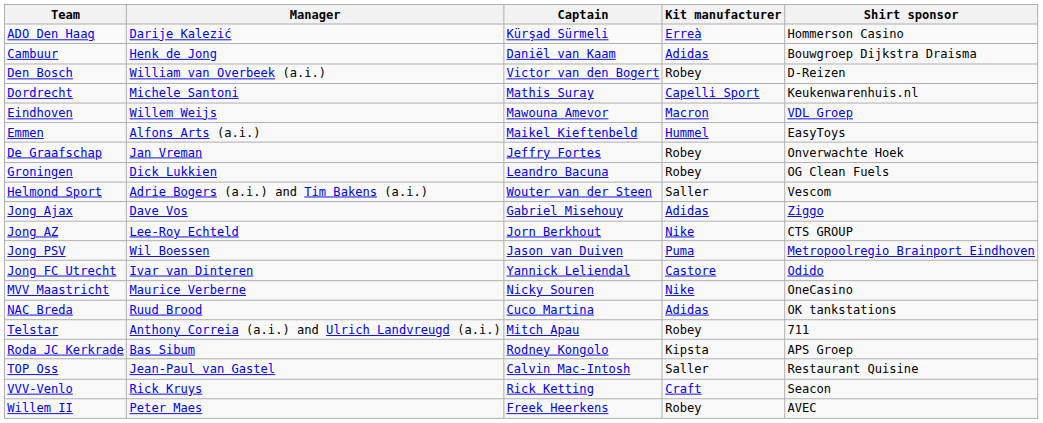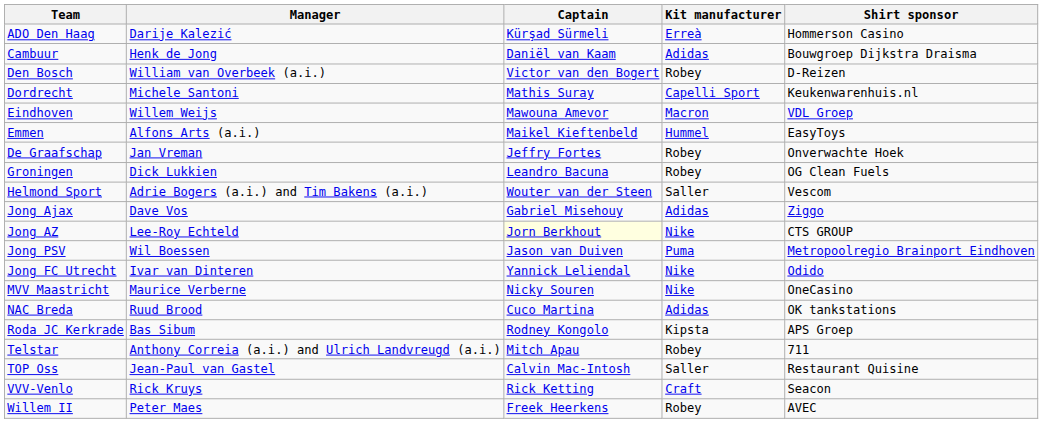(554, 231) no background -> (554, 231) lightyellow background
(691, 270) Castore -> (680, 270) Nike
rows swapped: (66, 349) <-> (33, 330)
